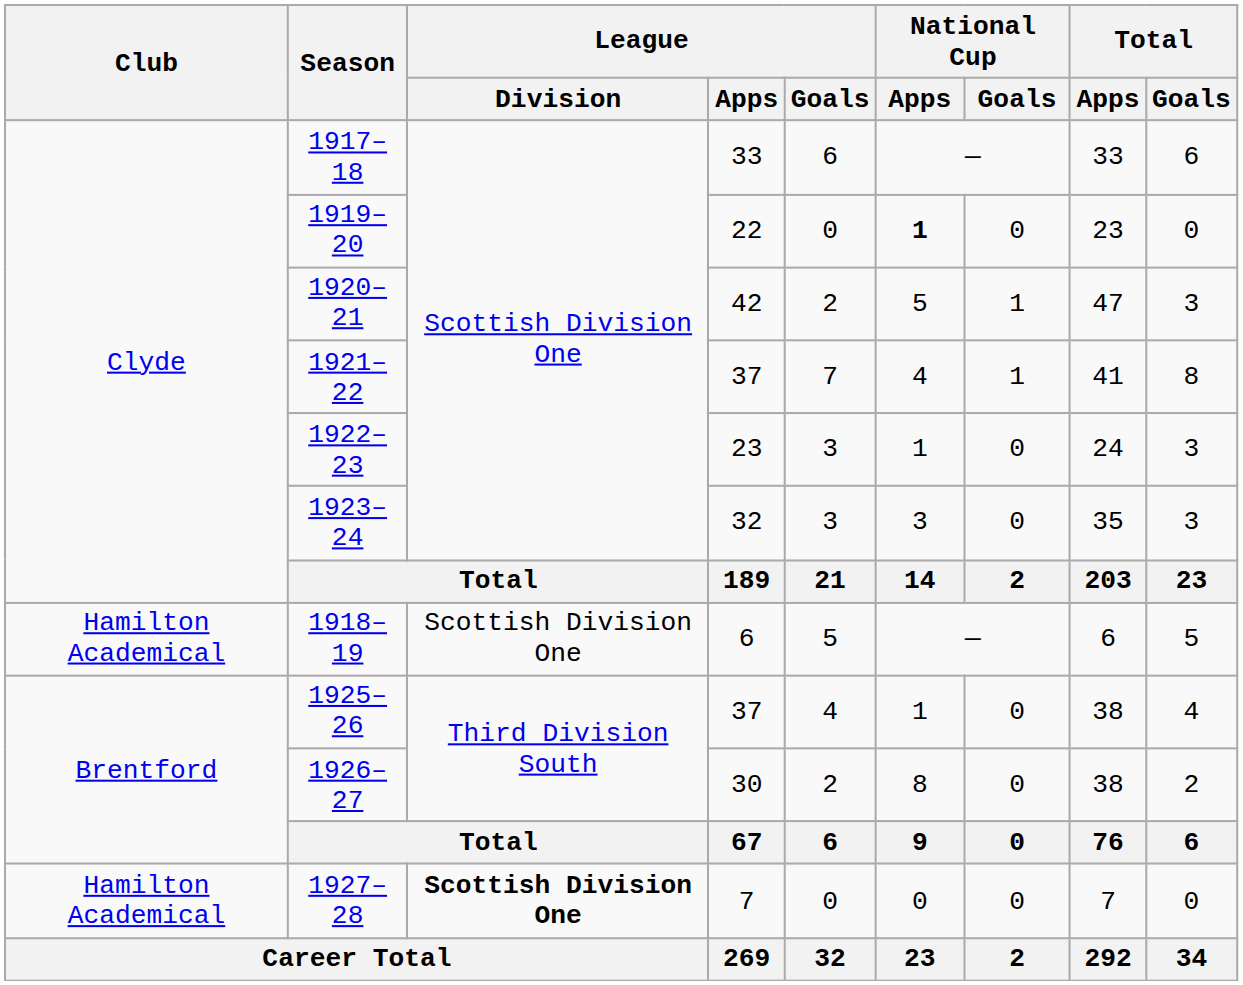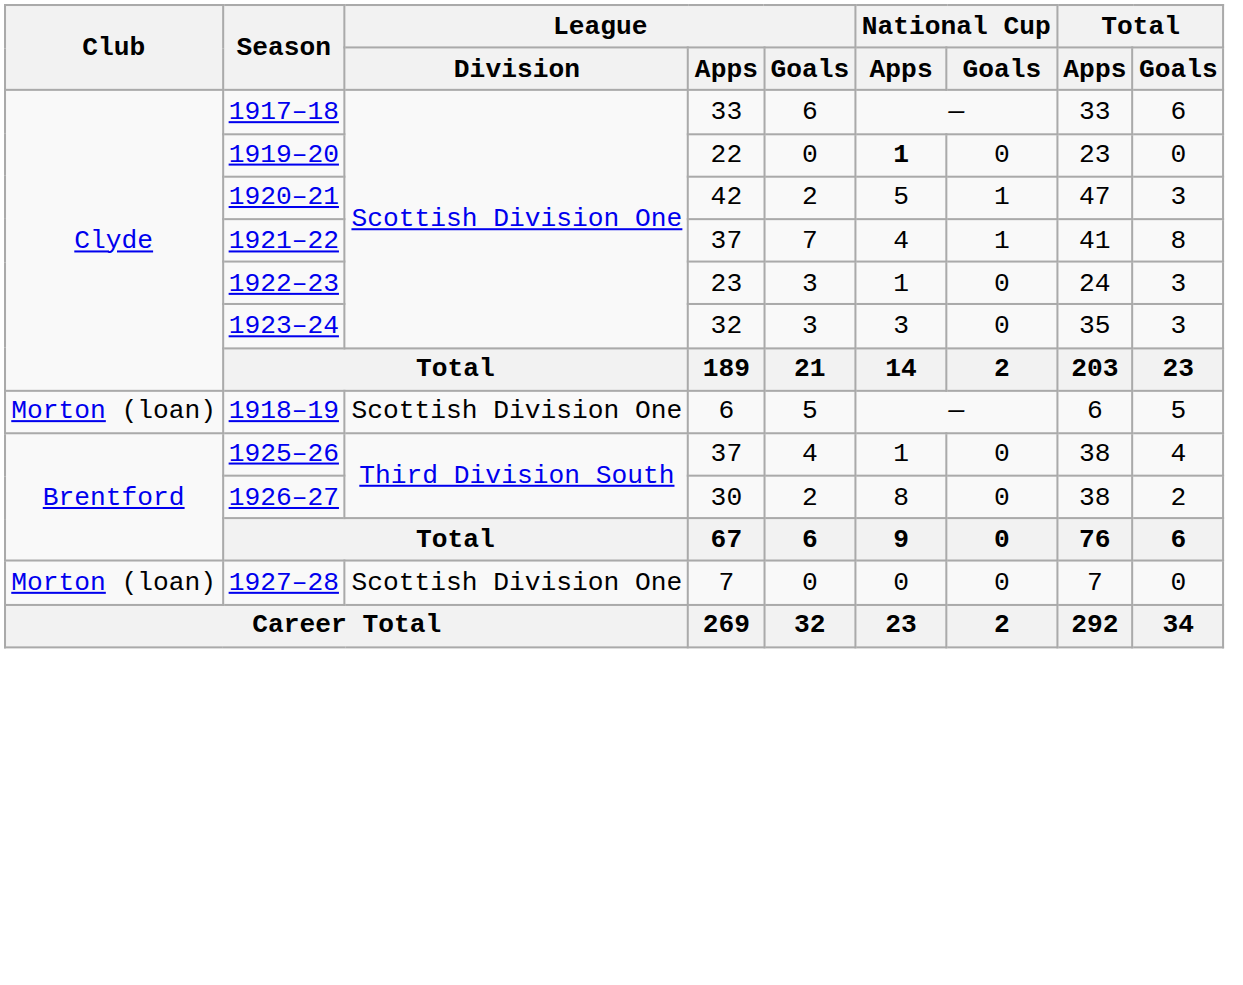(146, 639) Hamilton Academical -> (114, 412) Morton (loan)
(146, 901) Hamilton Academical -> (114, 583) Morton (loan)
(558, 901) bold -> (517, 583) normal
